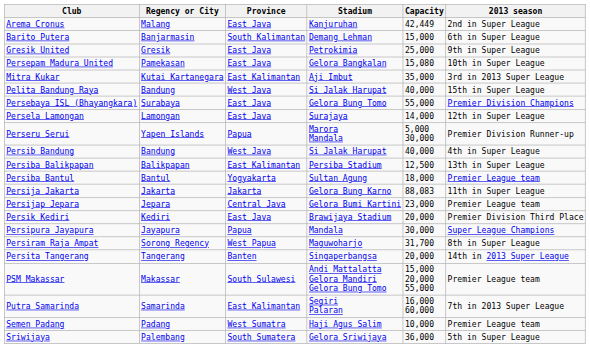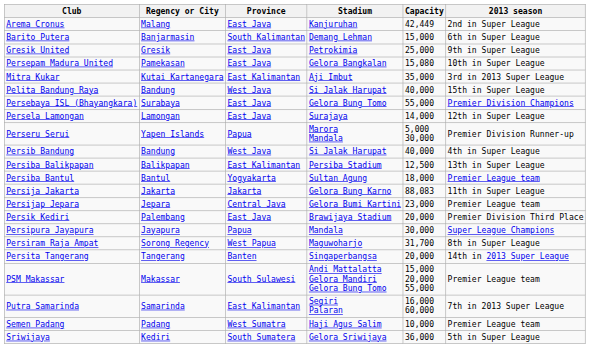(156, 217) Kediri -> (163, 217) Palembang
(163, 337) Palembang -> (156, 337) Kediri
